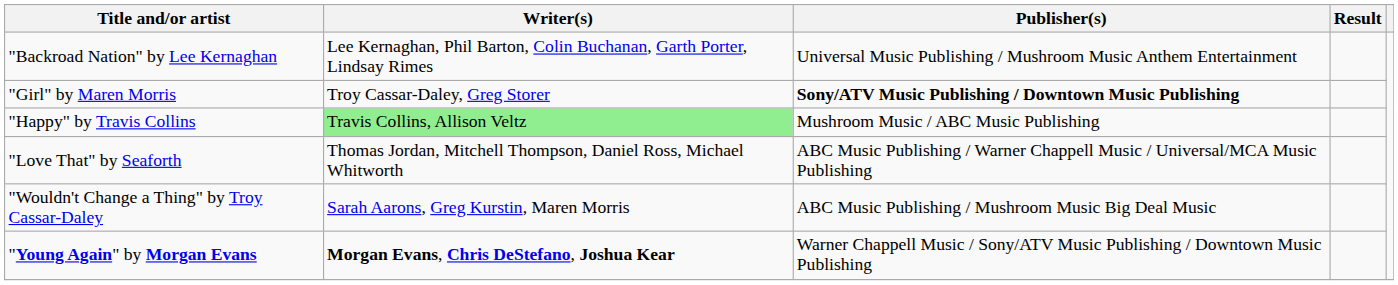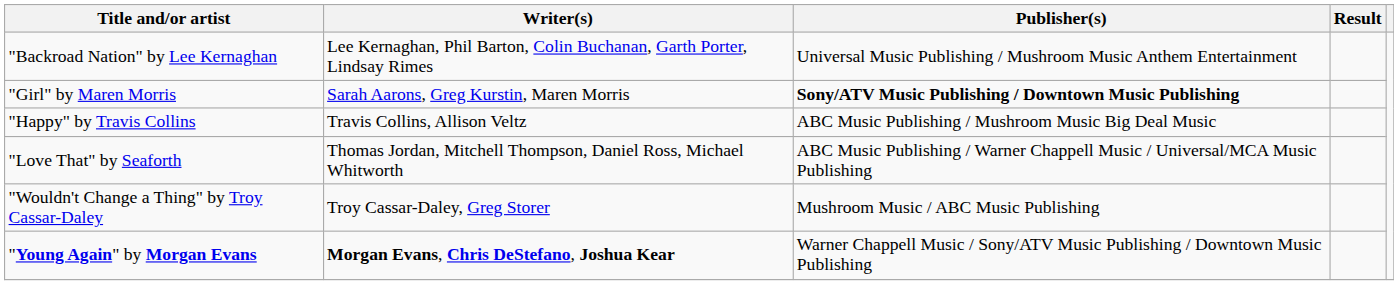(438, 94) Troy Cassar-Daley, Greg Storer -> (478, 94) Sarah Aarons, Greg Kurstin, Maren Morris
(427, 121) lightgreen background -> (427, 121) no background
(948, 121) Mushroom Music / ABC Music Publishing -> (1007, 121) ABC Music Publishing / Mushroom Music Big Deal Music
(478, 207) Sarah Aarons, Greg Kurstin, Maren Morris -> (438, 207) Troy Cassar-Daley, Greg Storer
(1007, 207) ABC Music Publishing / Mushroom Music Big Deal Music -> (948, 207) Mushroom Music / ABC Music Publishing
